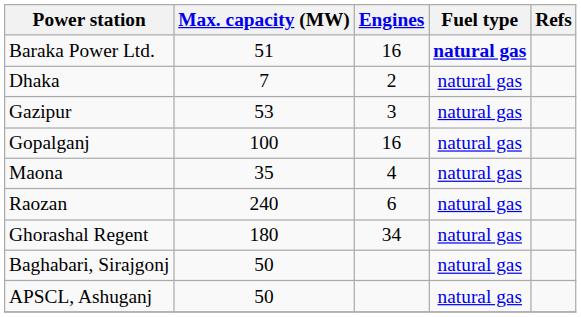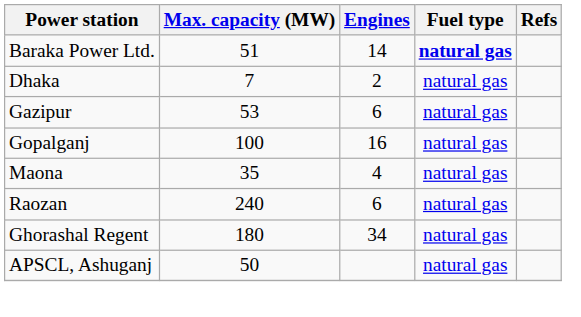(391, 50) 16 -> (377, 50) 14
(391, 111) 3 -> (377, 111) 6
- row: (89, 265)
